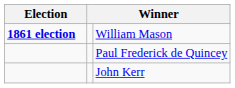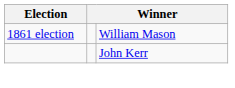(41, 33) bold -> (41, 33) normal
- row: (161, 53)
